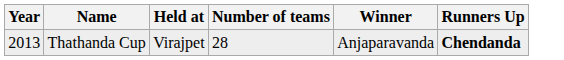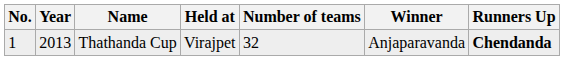+ column: (20, 17)
(220, 42) 28 -> (251, 42) 32
